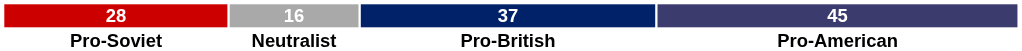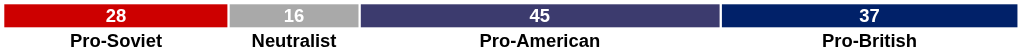columns swapped: (838, 15) <-> (508, 15)
